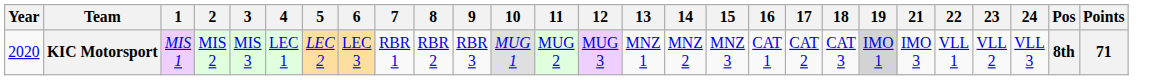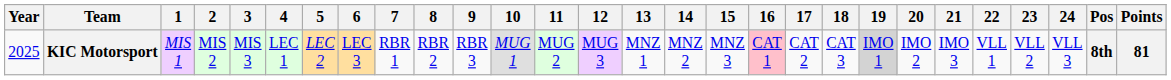+ column: (916, 16)
(24, 51) 2020 -> (24, 51) 2025
(767, 51) no background -> (767, 51) pink background
(1104, 51) 71 -> (1142, 51) 81
